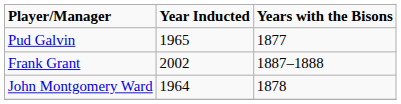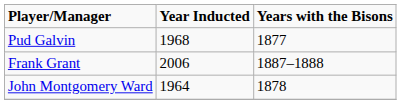(174, 39) 1965 -> (174, 39) 1968
(174, 63) 2002 -> (174, 63) 2006
